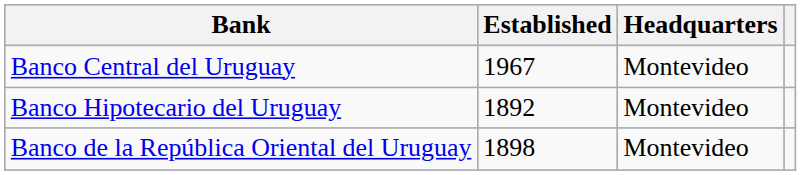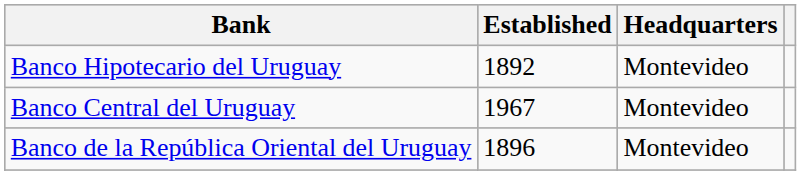rows swapped: (153, 66) <-> (176, 107)
(509, 148) 1898 -> (509, 148) 1896
